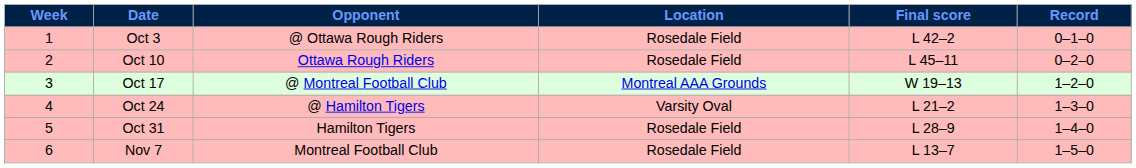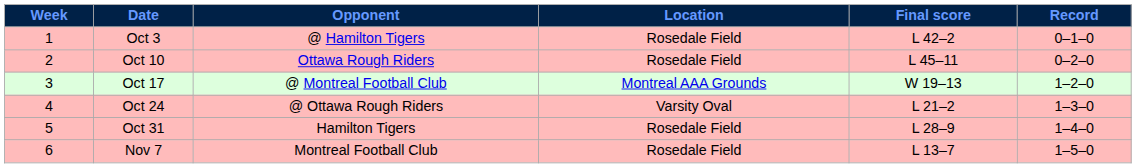(366, 38) @ Ottawa Rough Riders -> (366, 38) @ Hamilton Tigers
(366, 106) @ Hamilton Tigers -> (366, 106) @ Ottawa Rough Riders
